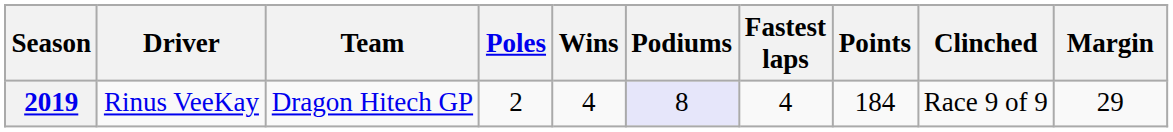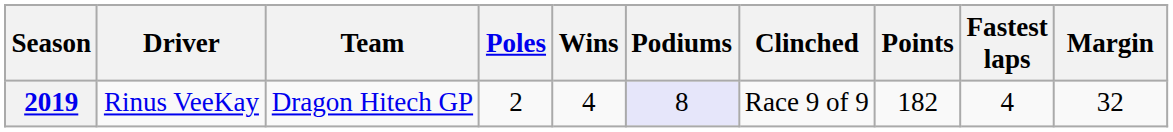columns swapped: (785, 42) <-> (986, 42)
(875, 102) 184 -> (918, 102) 182
(1110, 102) 29 -> (1110, 102) 32
